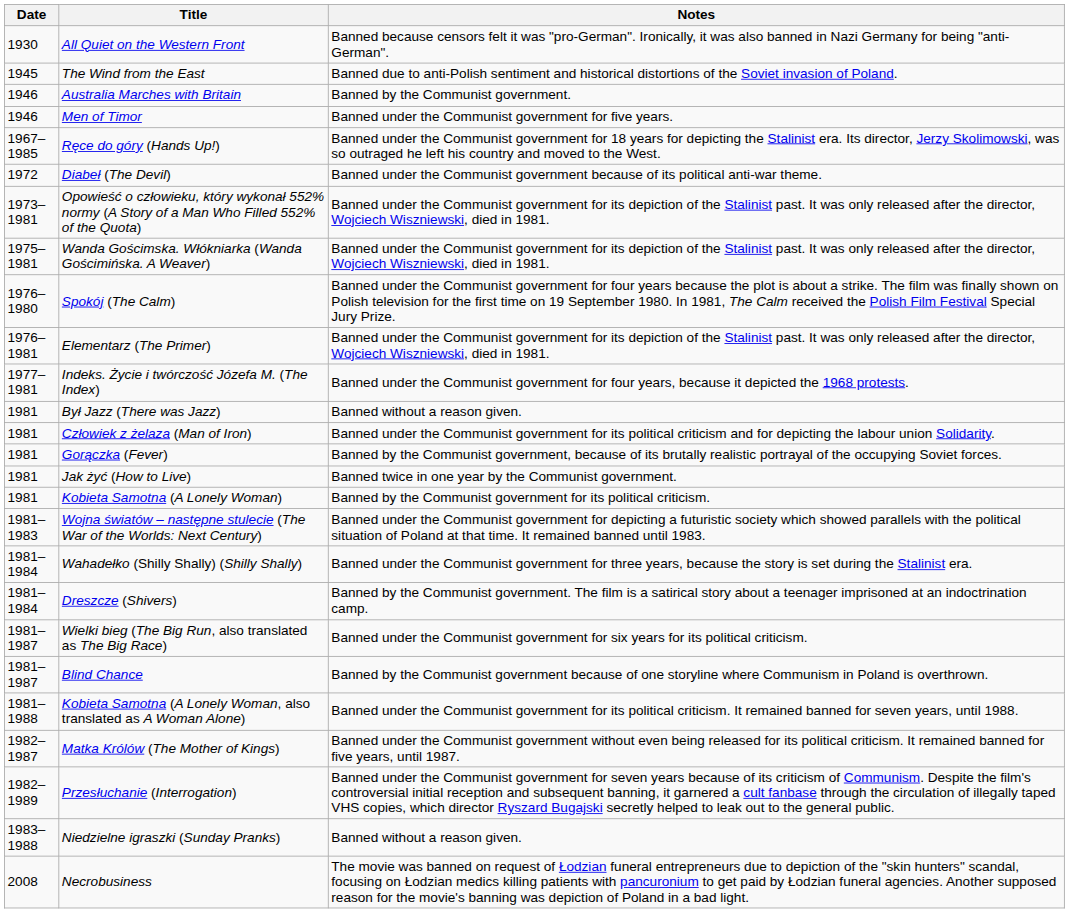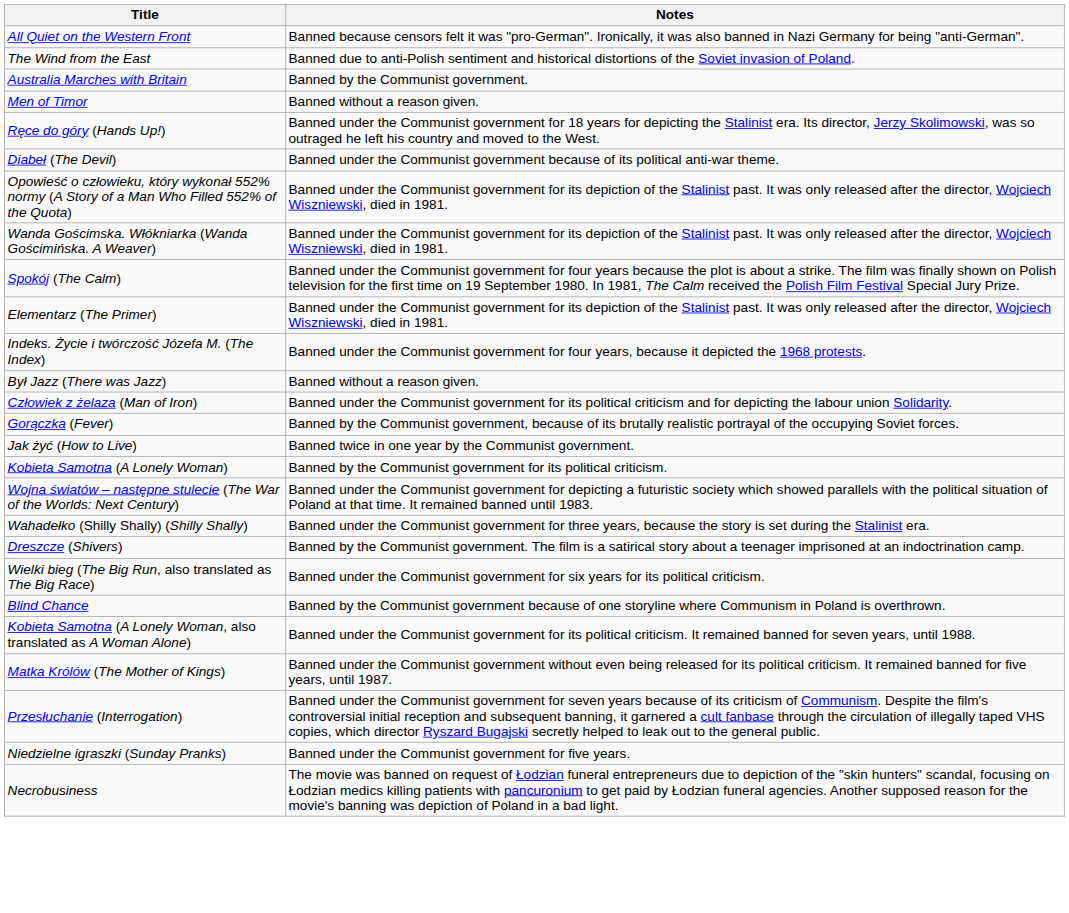- column: (32, 15)
(502, 116) Banned under the Communist government for five years. -> (384, 101) Banned without a reason given.
(427, 837) Banned without a reason given. -> (459, 753) Banned under the Communist government for five years.
